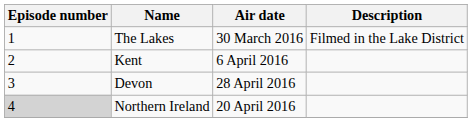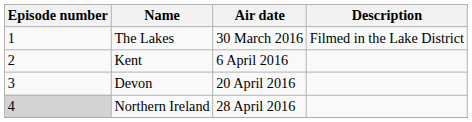(256, 83) 28 April 2016 -> (256, 83) 20 April 2016
(256, 106) 20 April 2016 -> (256, 106) 28 April 2016
